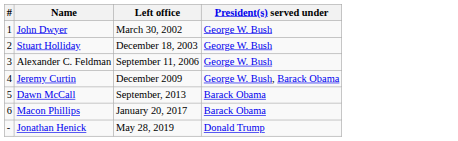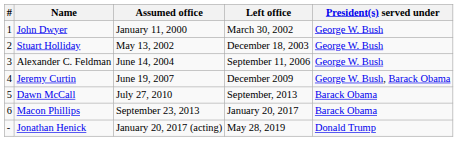+ column: (169, 12)
